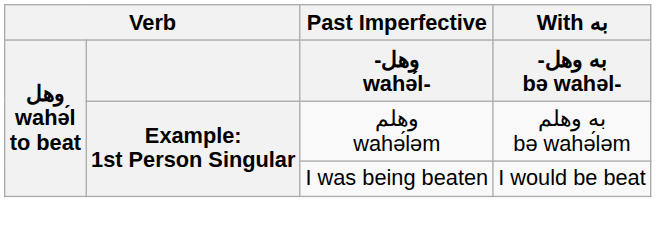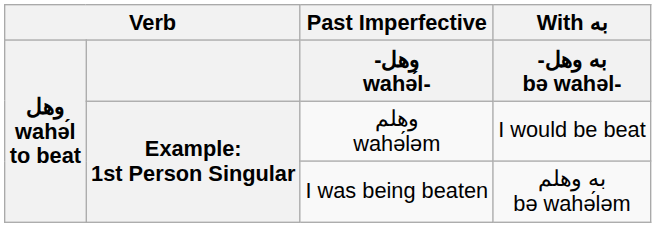(572, 131) به وهلم bə wahә́lәm -> (572, 130) I would be beat
(572, 178) I would be beat -> (572, 191) به وهلم bə wahә́lәm
